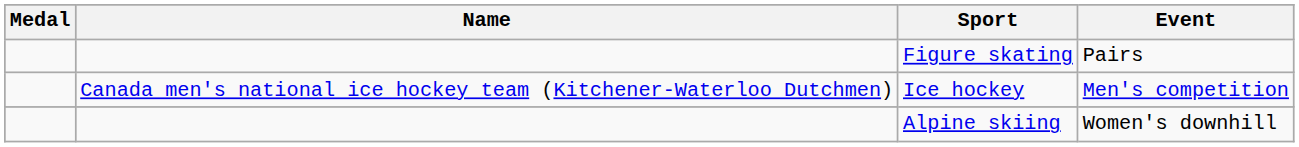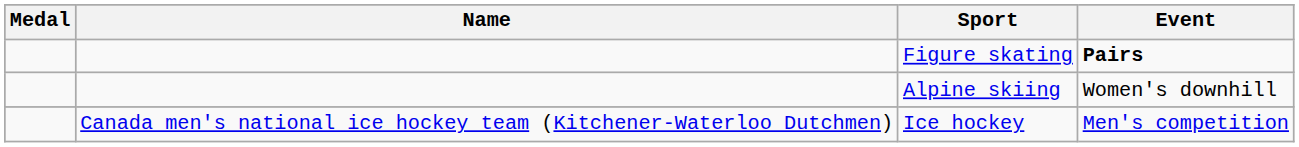(1113, 56) normal -> (1113, 56) bold
rows swapped: (964, 90) <-> (982, 124)
